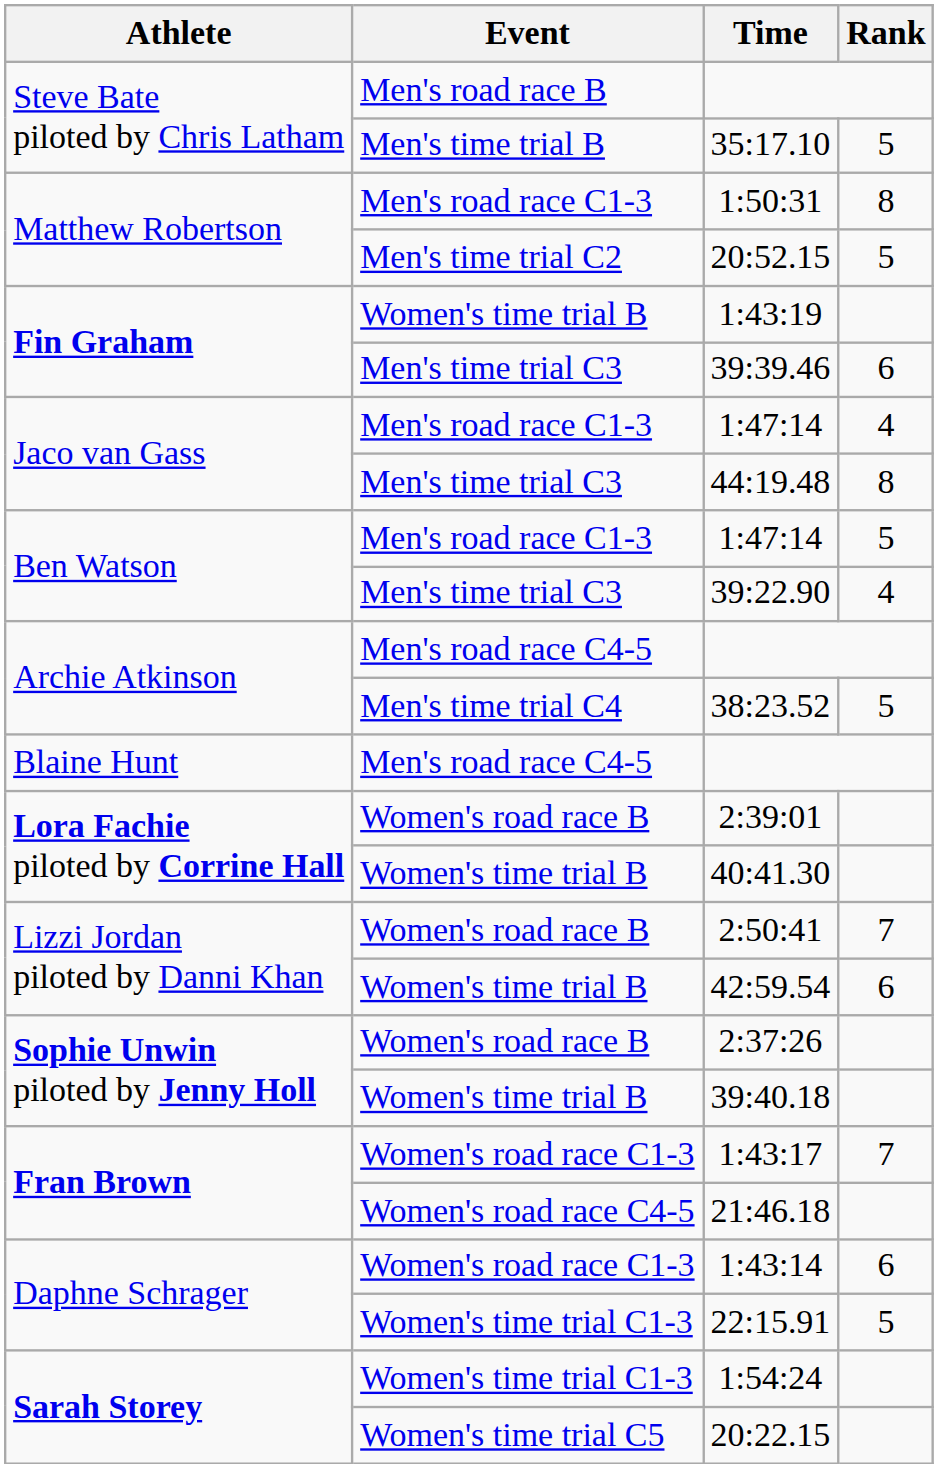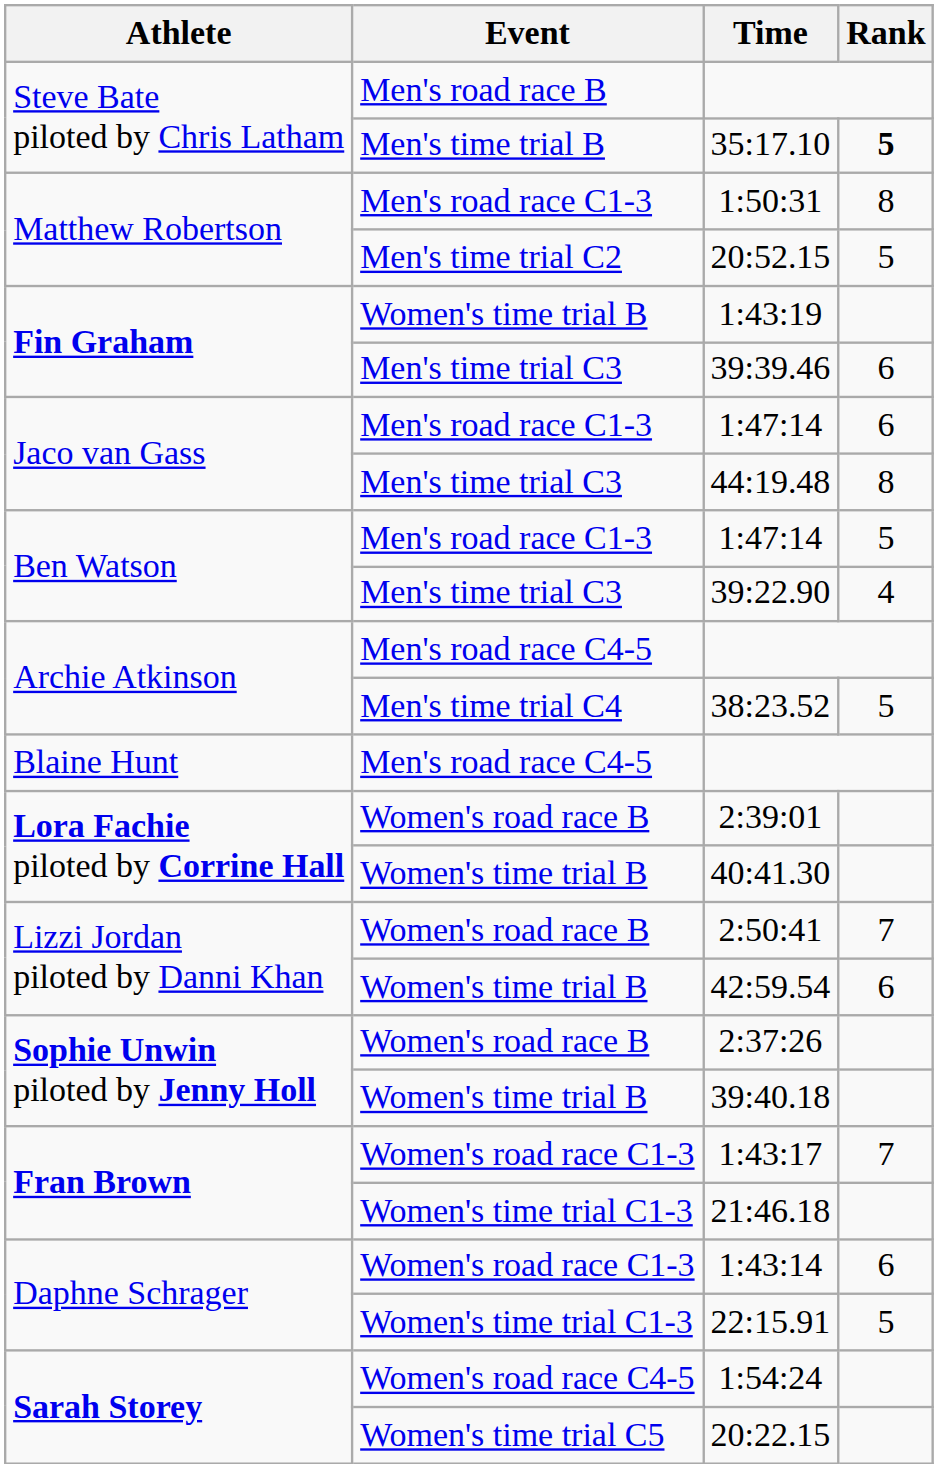(886, 145) normal -> (886, 145) bold
(886, 425) 4 -> (886, 425) 6
(527, 1209) Women's road race C4-5 -> (526, 1209) Women's time trial C1-3
(526, 1378) Women's time trial C1-3 -> (527, 1378) Women's road race C4-5
